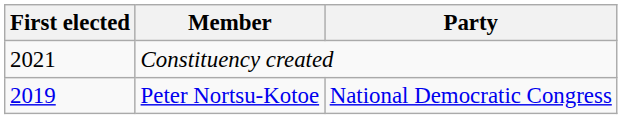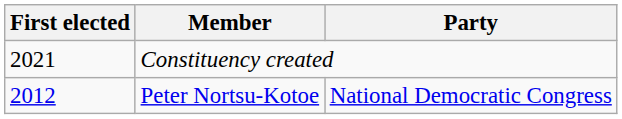(33, 95) 2019 -> (33, 95) 2012
